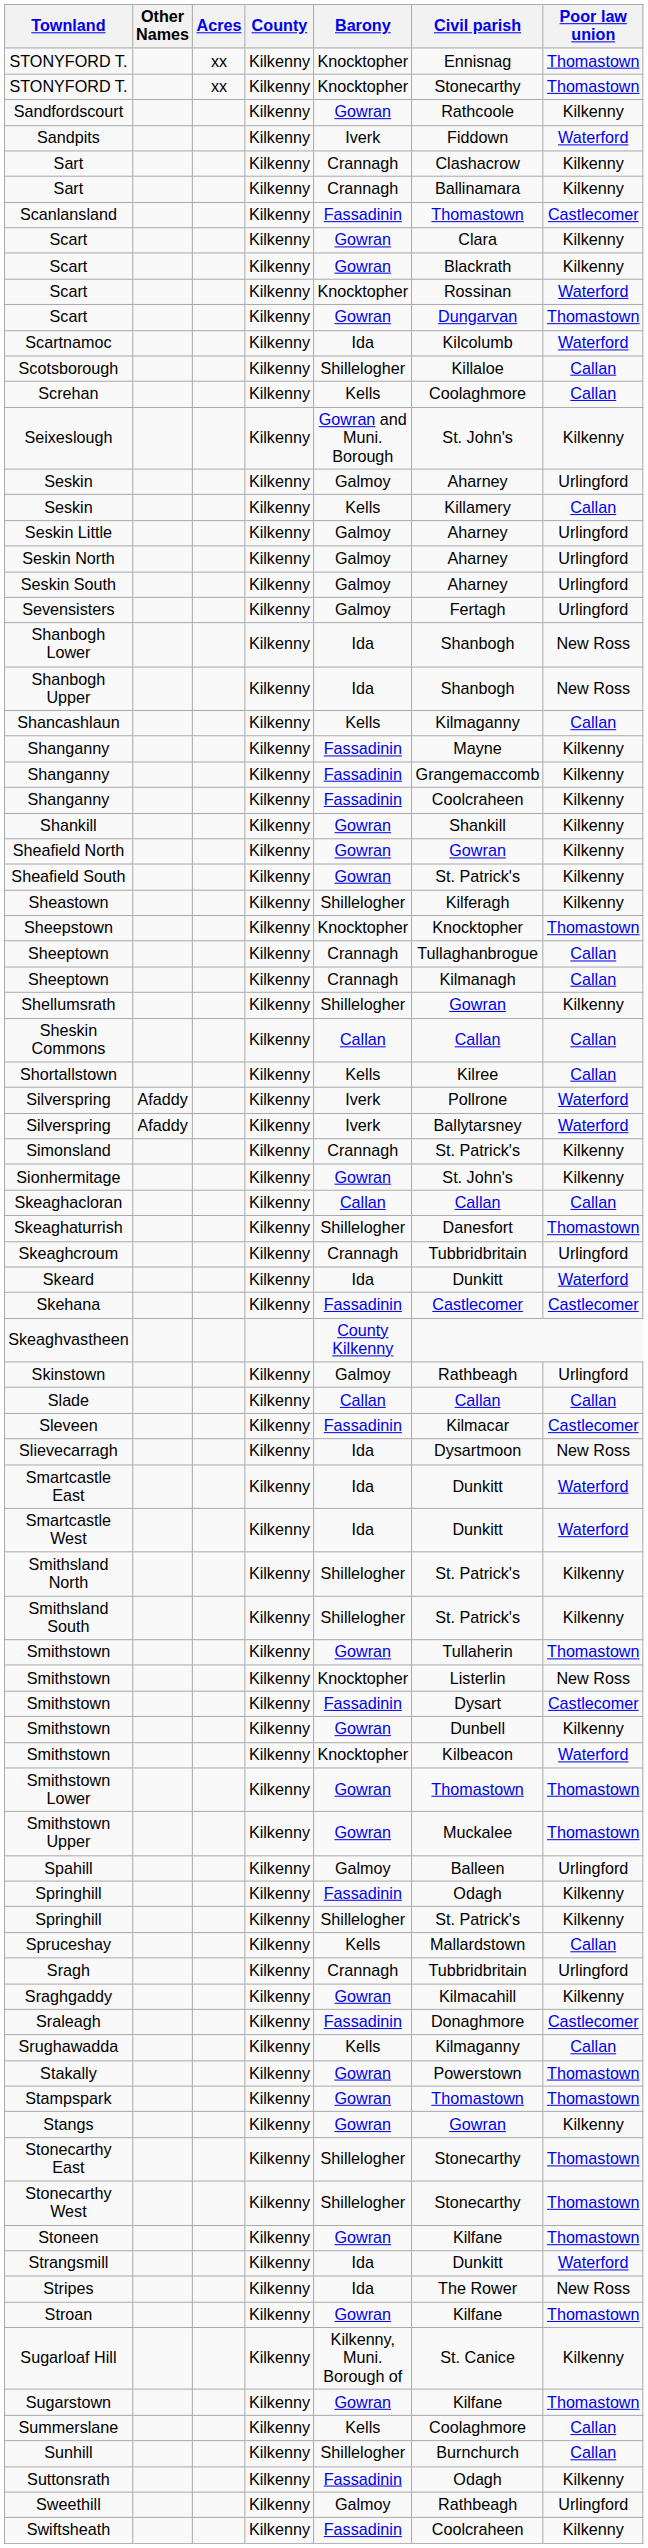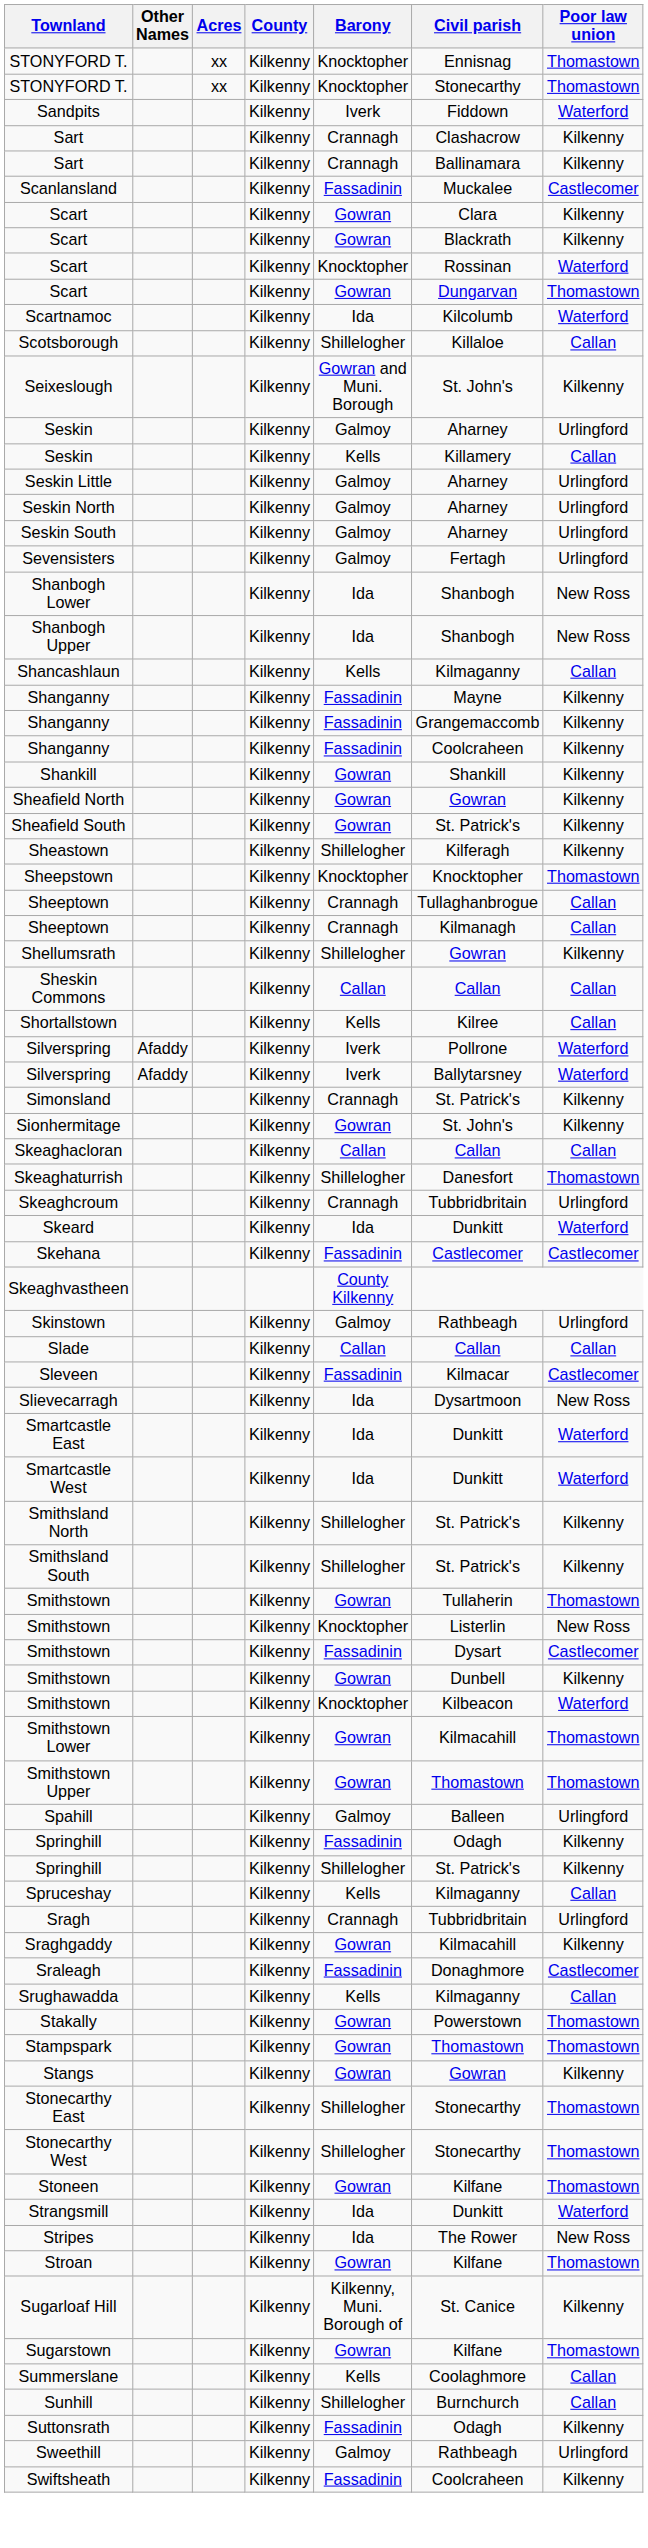- row: (68, 112)
(478, 214) Thomastown -> (478, 189) Muckalee
- row: (68, 394)
(478, 1789) Thomastown -> (478, 1738) Kilmacahill
(478, 1833) Muckalee -> (478, 1782) Thomastown
(478, 1945) Mallardstown -> (478, 1893) Kilmaganny
